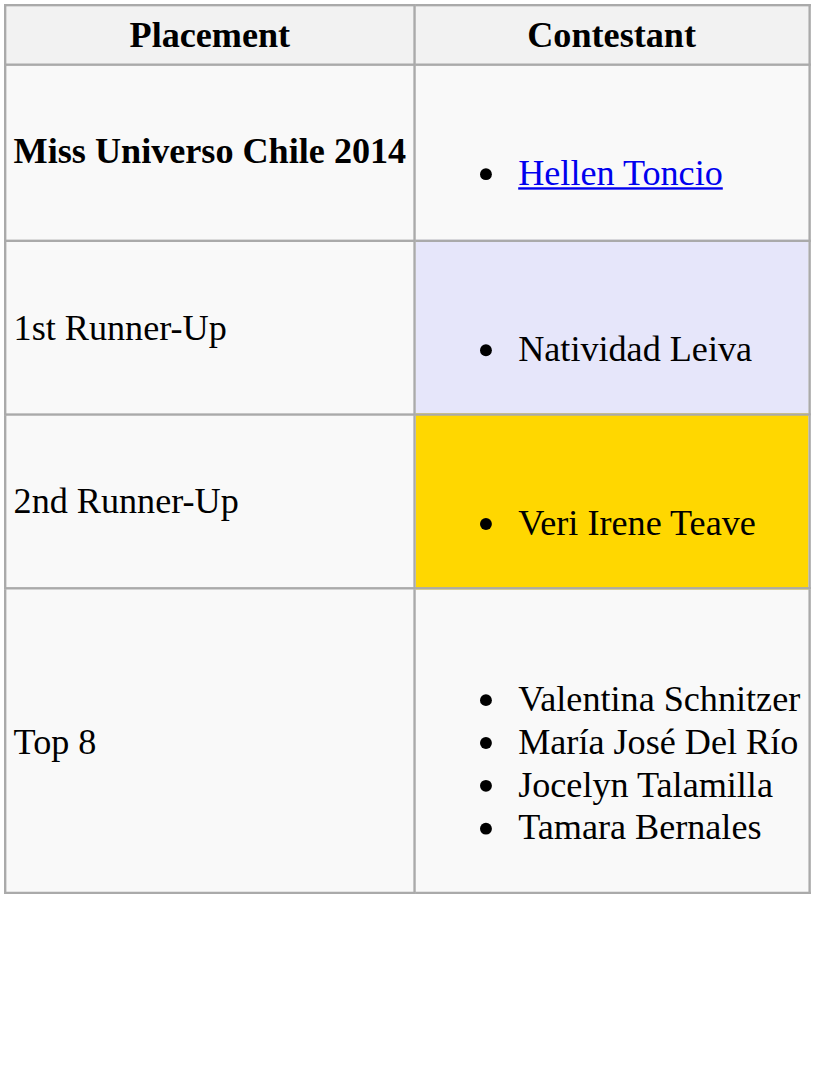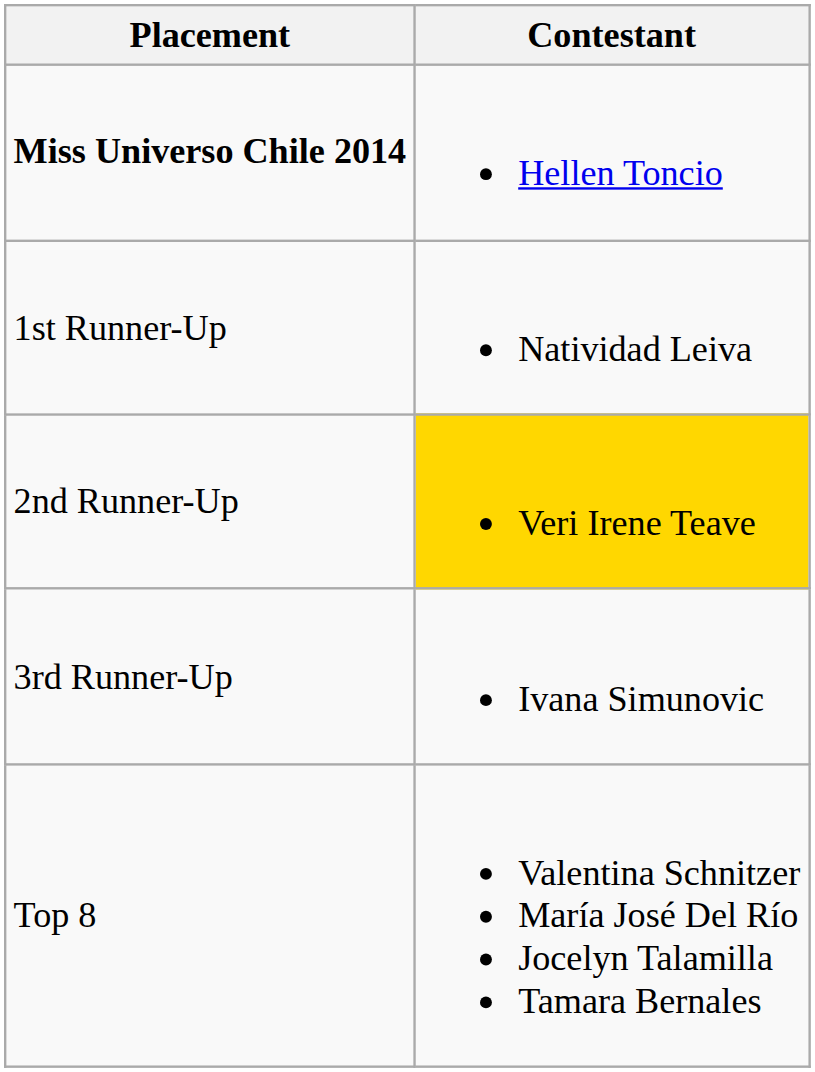(612, 349) lavender background -> (612, 349) no background
+ row: (123, 676)
